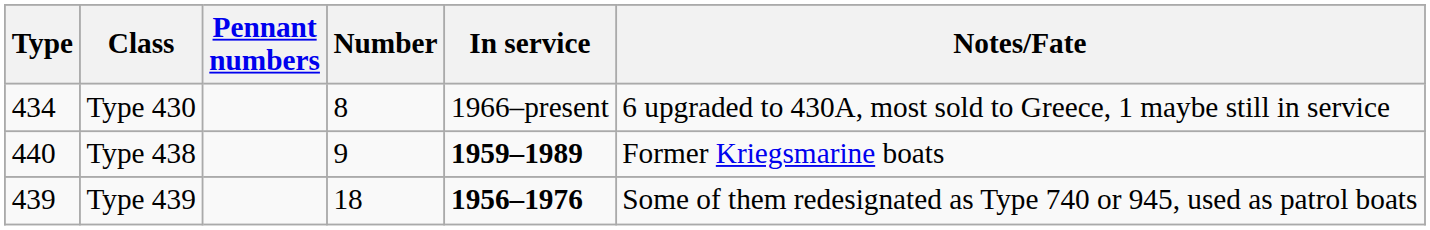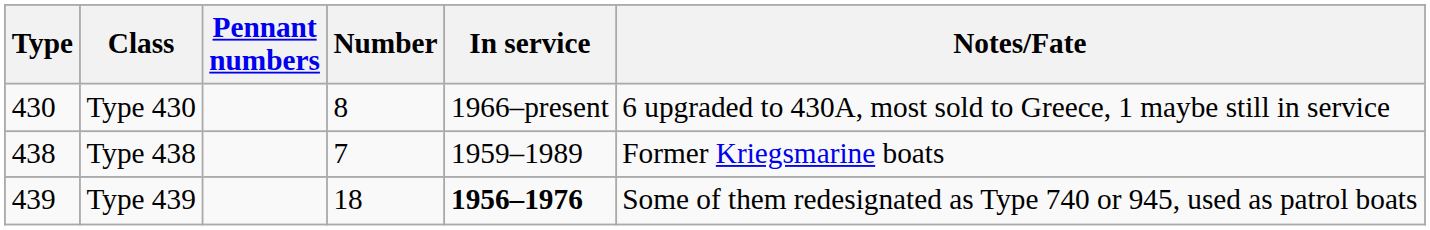(34, 107) 434 -> (34, 107) 430
(34, 153) 440 -> (34, 153) 438
(341, 153) 9 -> (341, 153) 7
(517, 153) bold -> (517, 153) normal
